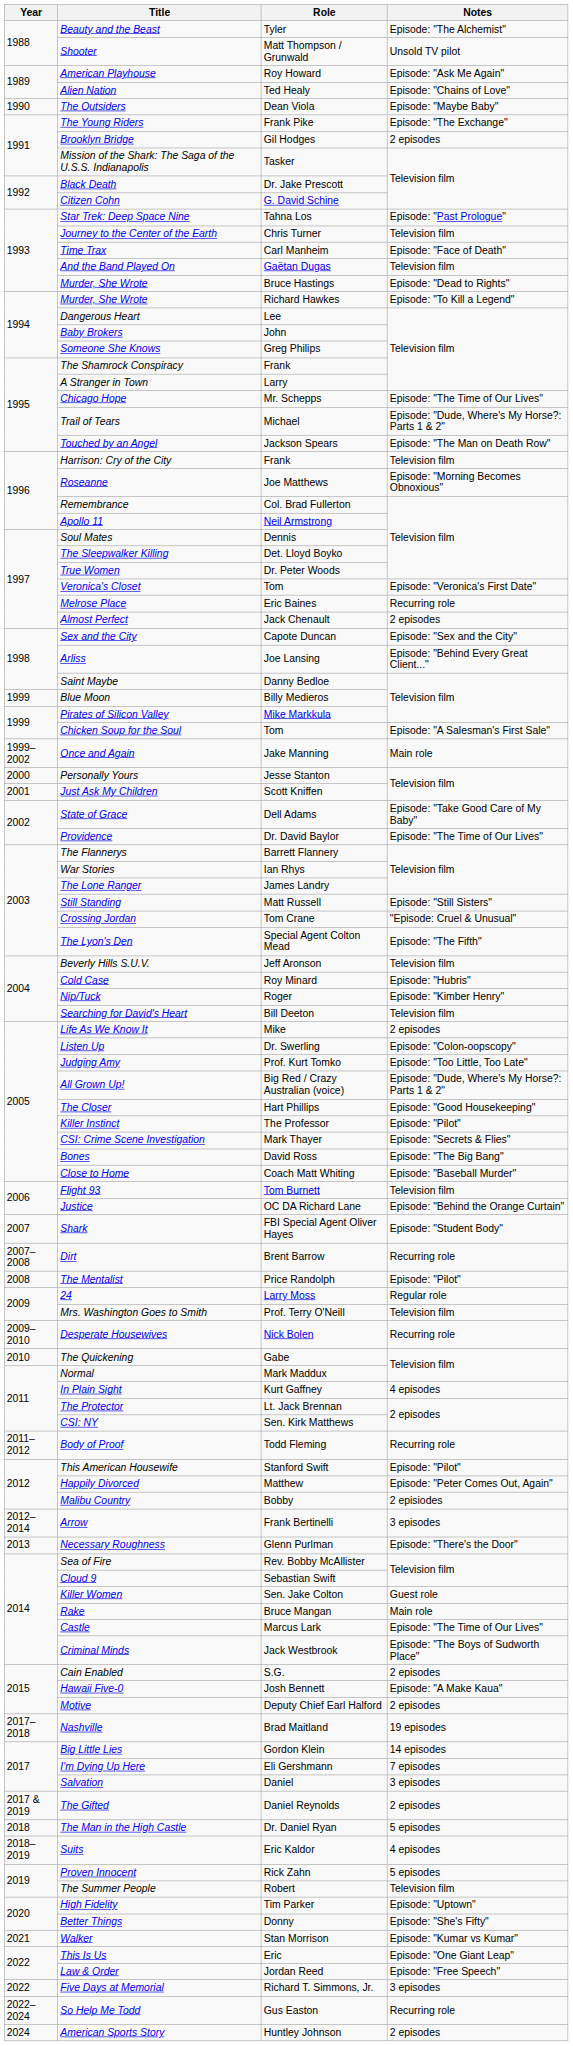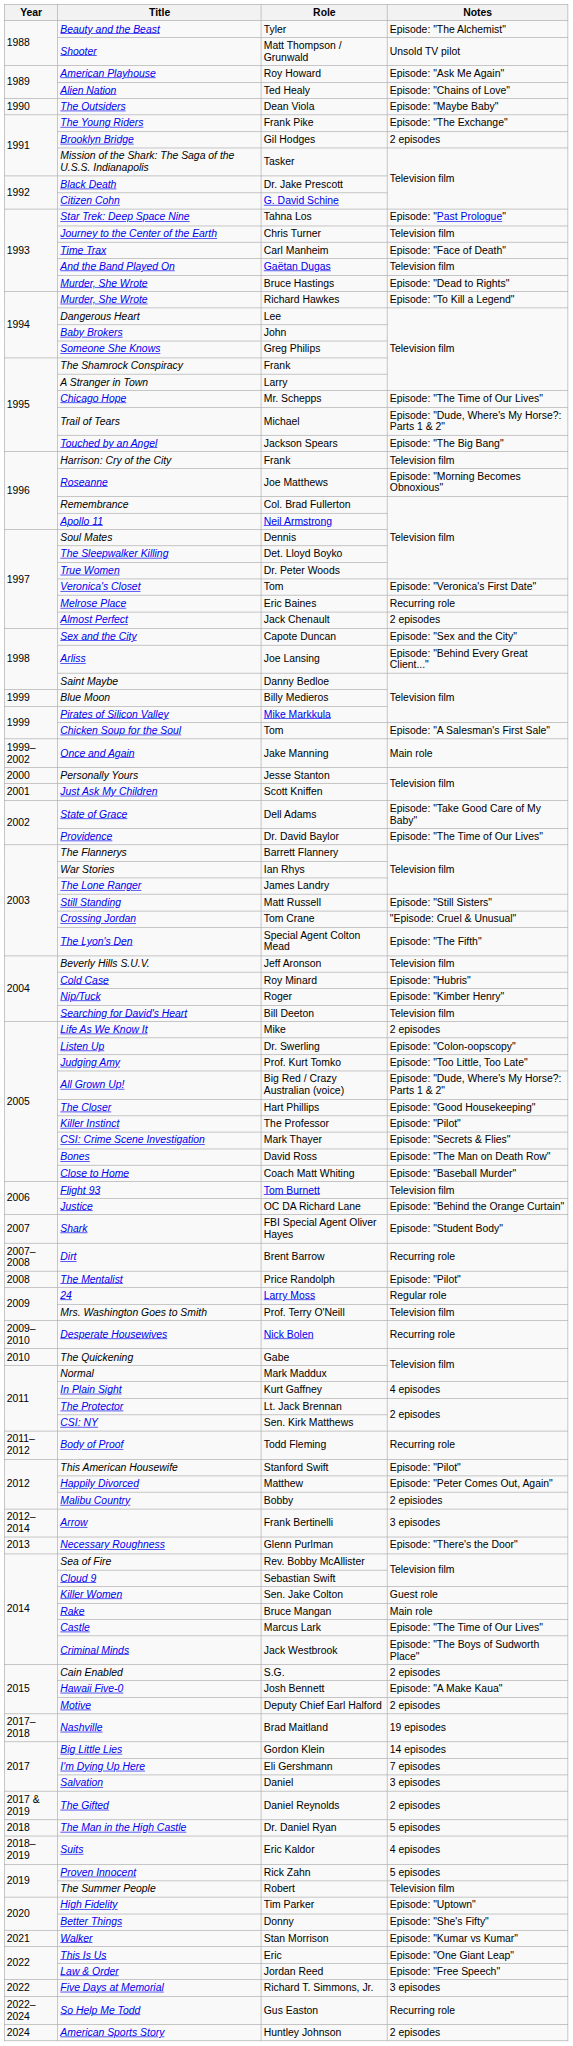(470, 443) Episode: "The Man on Death Row" -> (447, 443) Episode: "The Big Bang"
(447, 1157) Episode: "The Big Bang" -> (470, 1157) Episode: "The Man on Death Row"
